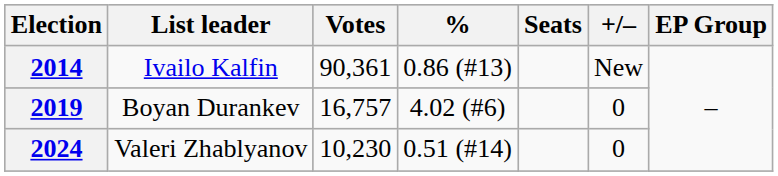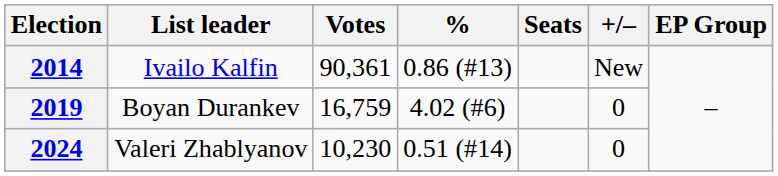(355, 107) 16,757 -> (355, 107) 16,759
